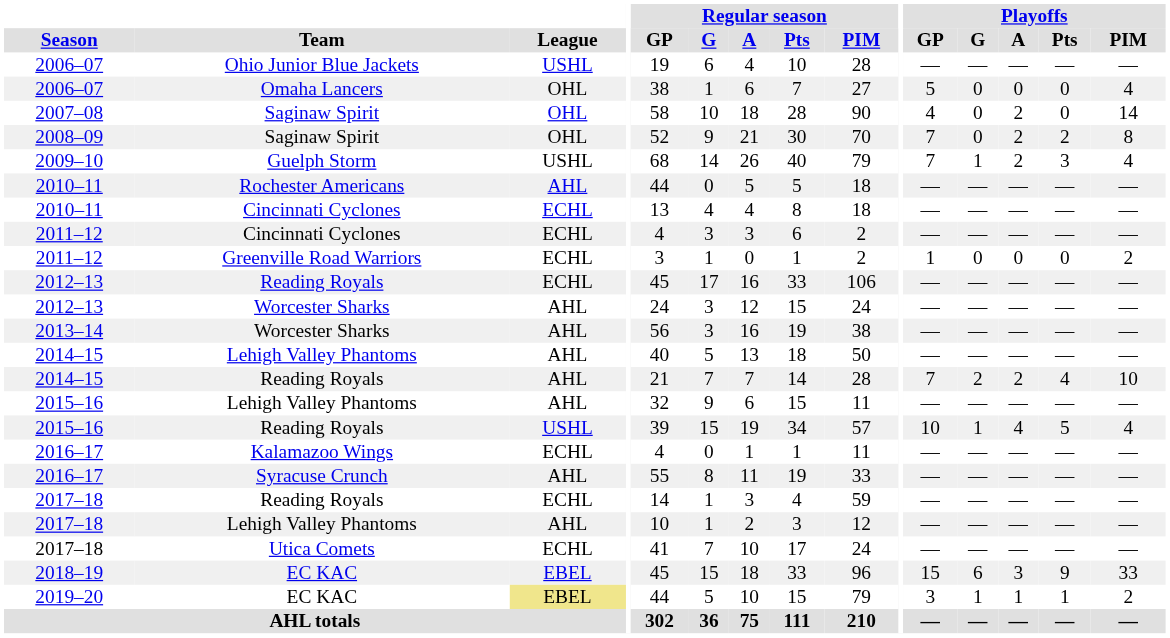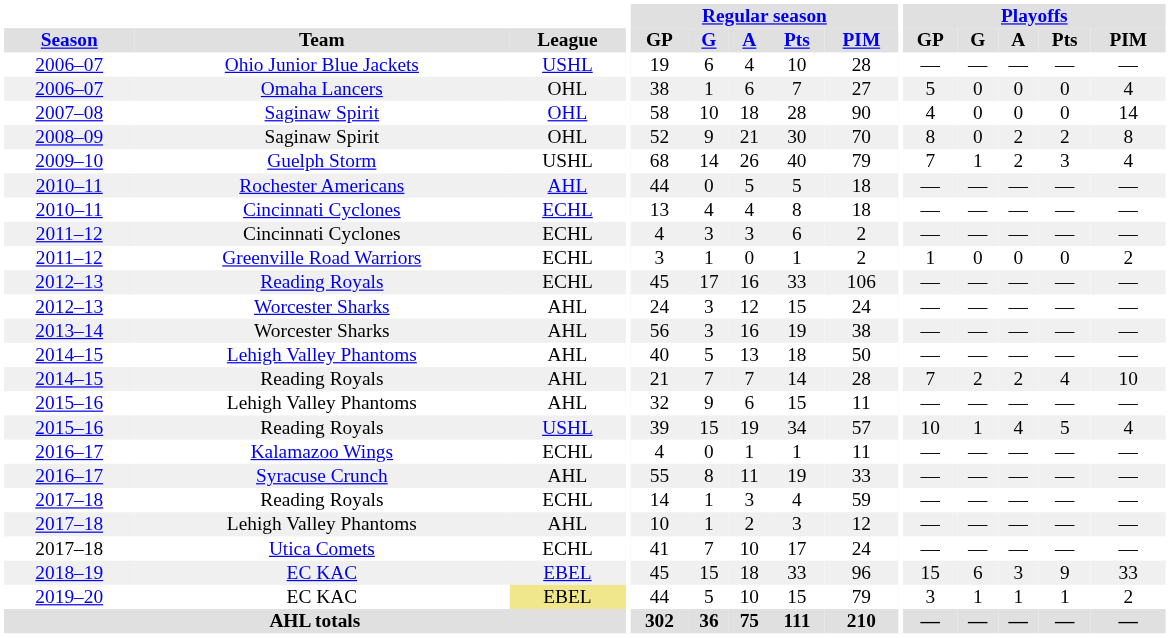(1018, 112) 2 -> (1018, 112) 0
(930, 136) 7 -> (930, 136) 8
